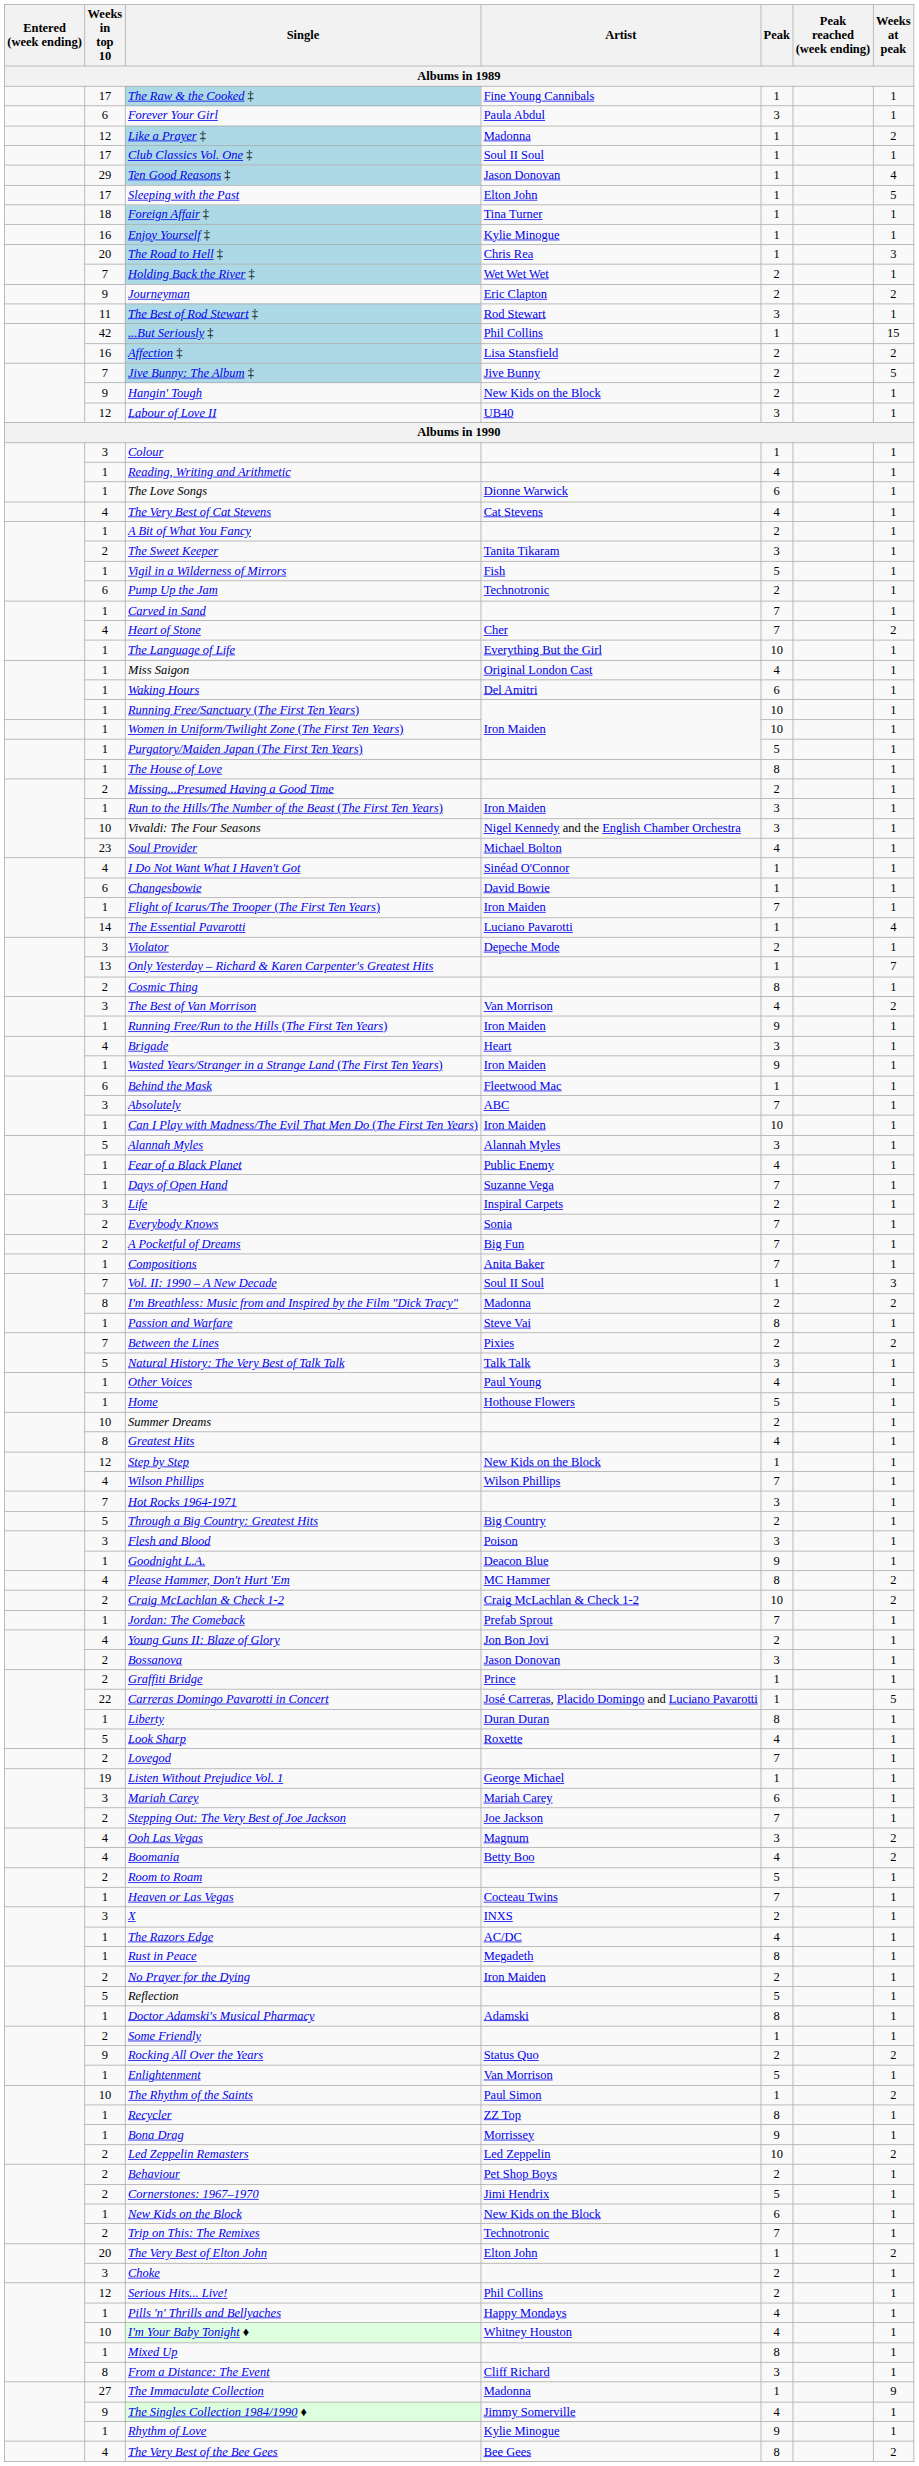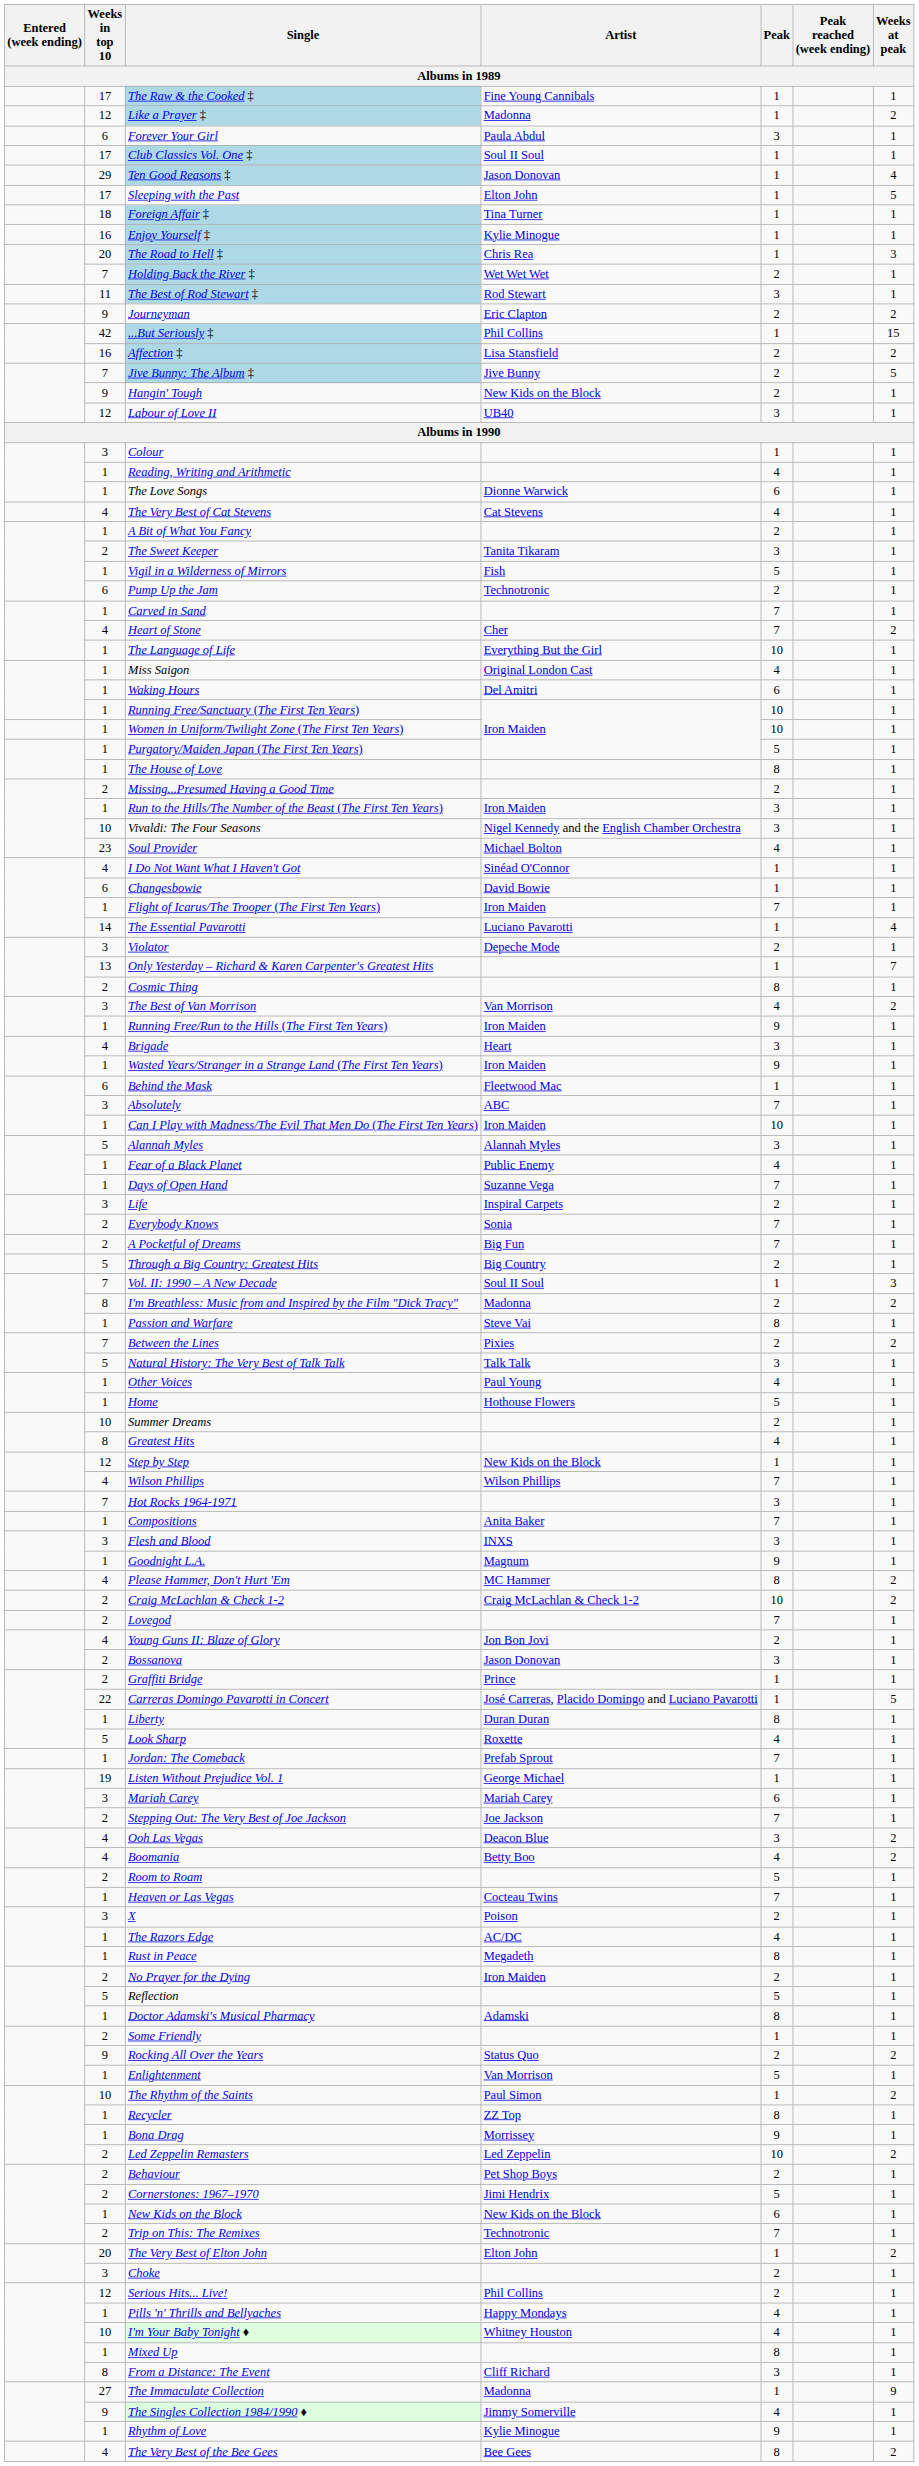rows swapped: (167, 135) <-> (173, 115)
rows swapped: (159, 294) <-> (193, 313)
rows swapped: (223, 1521) <-> (162, 1263)
(501, 1540) Poison -> (498, 1540) INXS
(516, 1560) Deacon Blue -> (506, 1560) Magnum
rows swapped: (149, 1758) <-> (186, 1620)
(506, 1837) Magnum -> (516, 1837) Deacon Blue
(498, 1917) INXS -> (501, 1917) Poison
